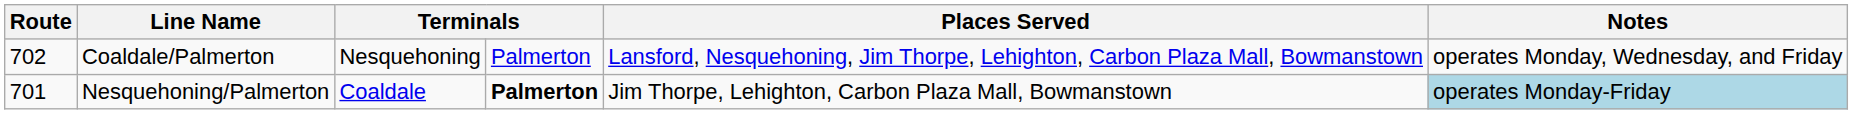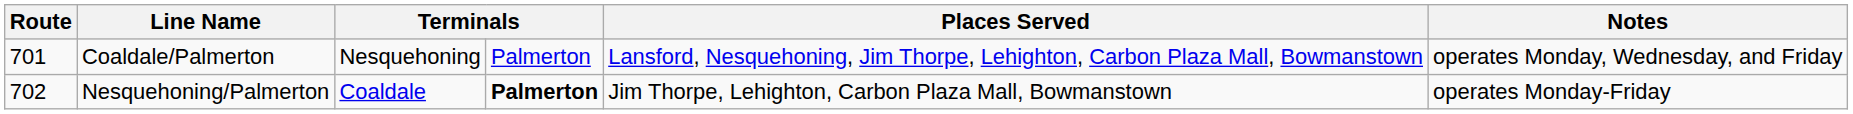(41, 57) 702 -> (41, 57) 701
(41, 92) 701 -> (41, 92) 702
(1552, 91) lightblue background -> (1552, 91) no background
